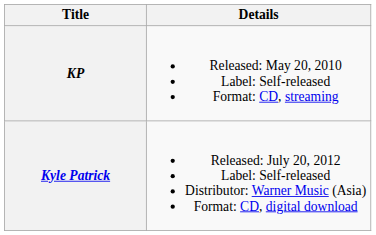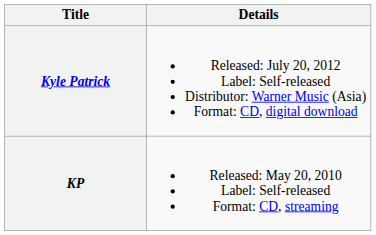rows swapped: (76, 73) <-> (76, 175)
